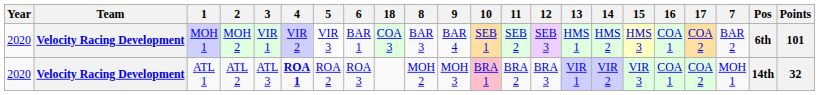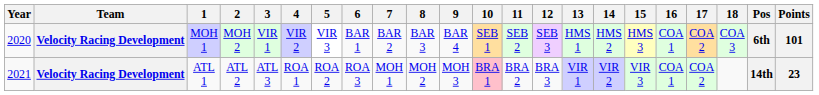columns swapped: (732, 13) <-> (389, 13)
(19, 73) 2020 -> (19, 73) 2021
(297, 73) bold -> (296, 73) normal
(795, 73) 32 -> (794, 73) 23
